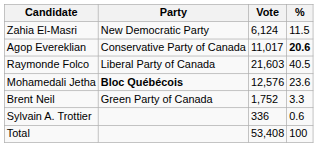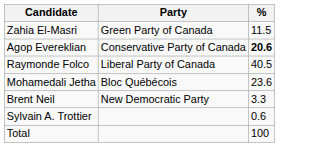- column: (268, 13)
(155, 30) New Democratic Party -> (157, 30) Green Party of Canada
(142, 82) bold -> (139, 82) normal
(157, 99) Green Party of Canada -> (155, 99) New Democratic Party
